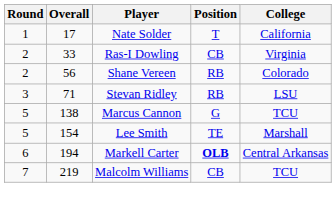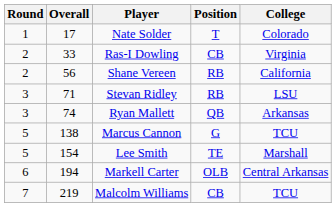(286, 34) California -> (286, 34) Colorado
(286, 73) Colorado -> (286, 73) California
+ row: (142, 113)
(216, 152) bold -> (216, 172) normal
